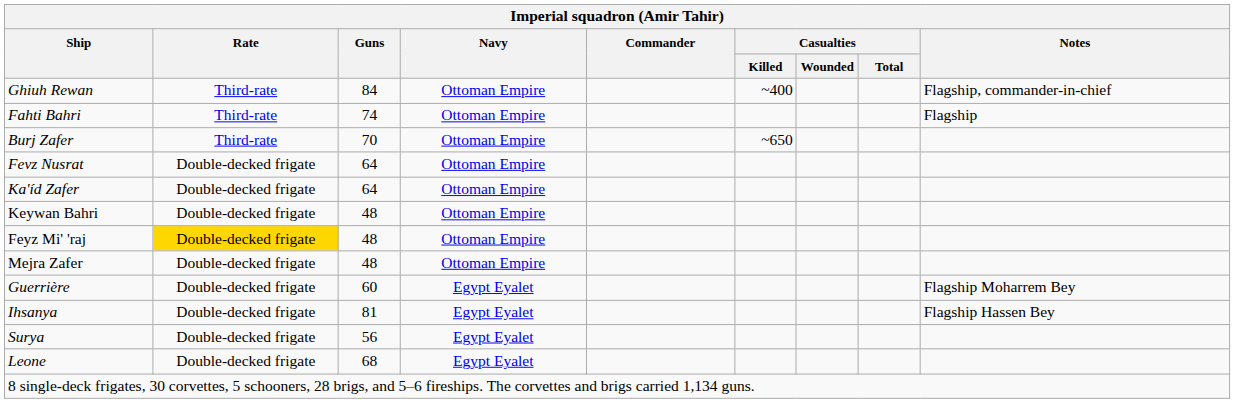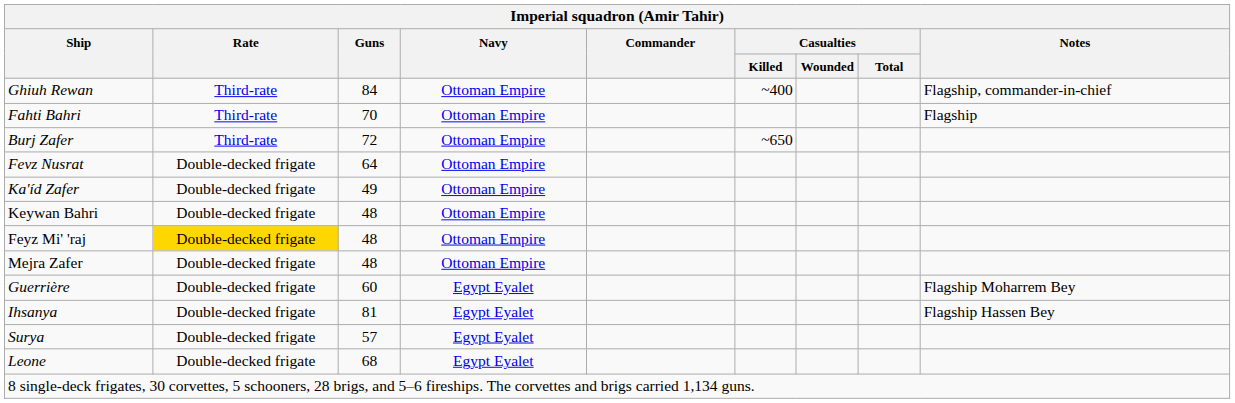(370, 115) 74 -> (370, 115) 70
(370, 139) 70 -> (370, 139) 72
(370, 189) 64 -> (370, 189) 49
(370, 336) 56 -> (370, 336) 57
